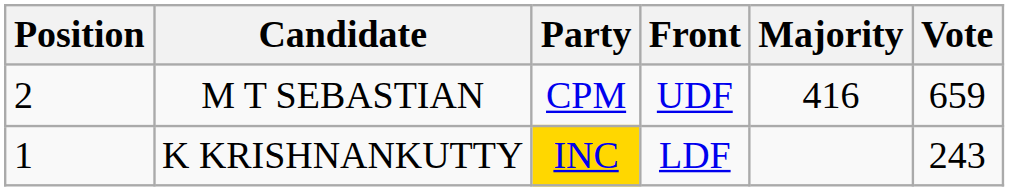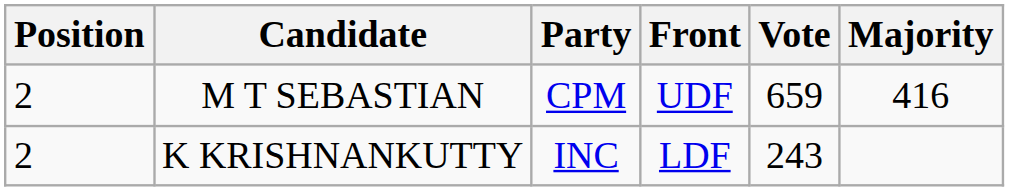columns swapped: (957, 34) <-> (831, 34)
(23, 154) 1 -> (23, 154) 2
(586, 154) gold background -> (586, 154) no background
